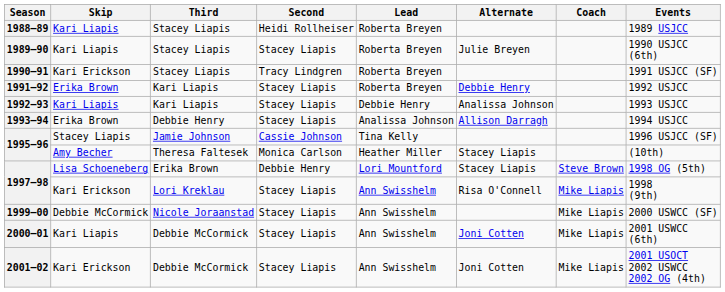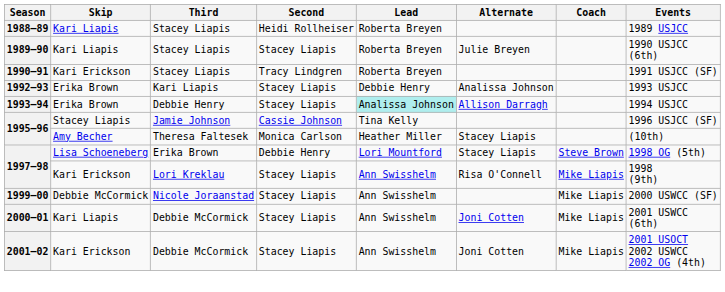- row: (28, 88)
(86, 104) Kari Liapis -> (86, 88) Erika Brown
(406, 120) no background -> (406, 104) paleturquoise background
